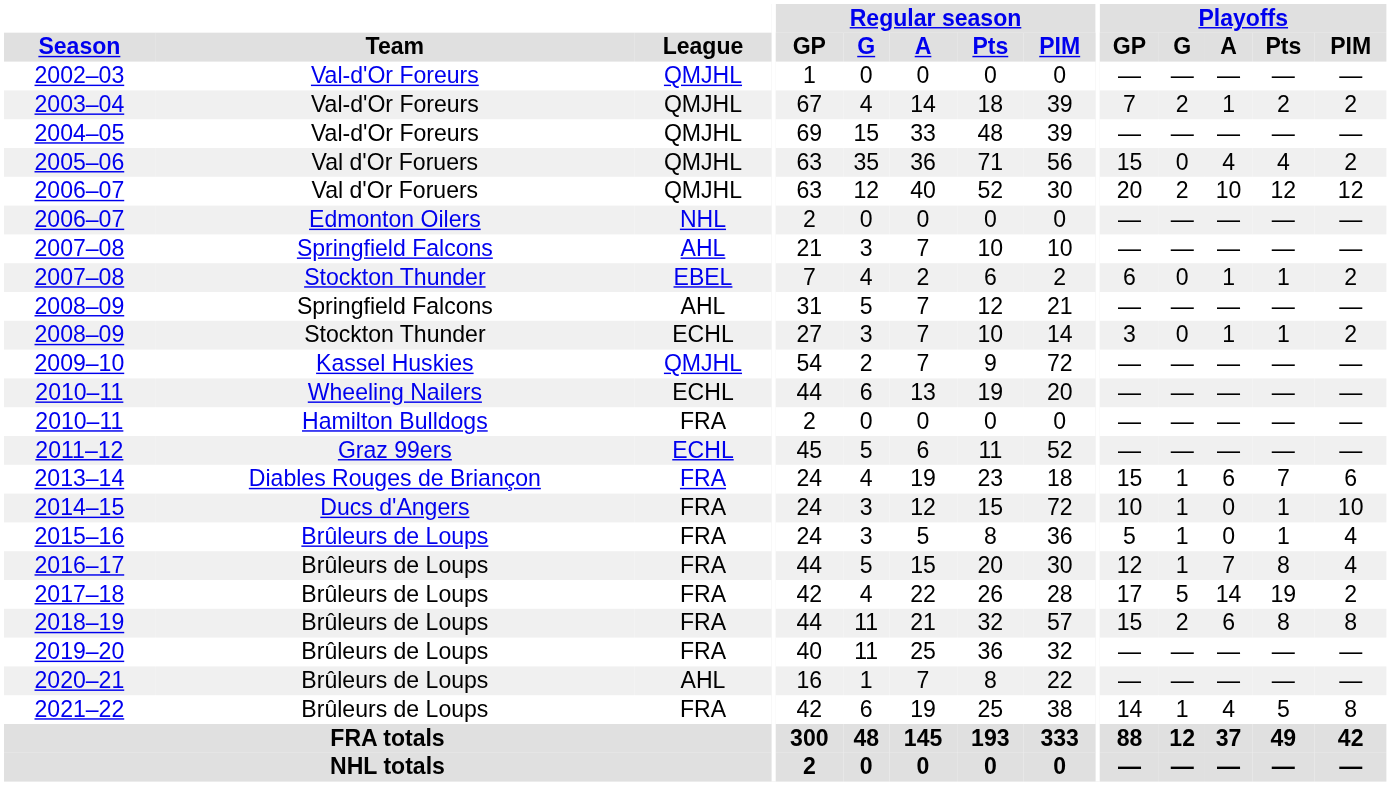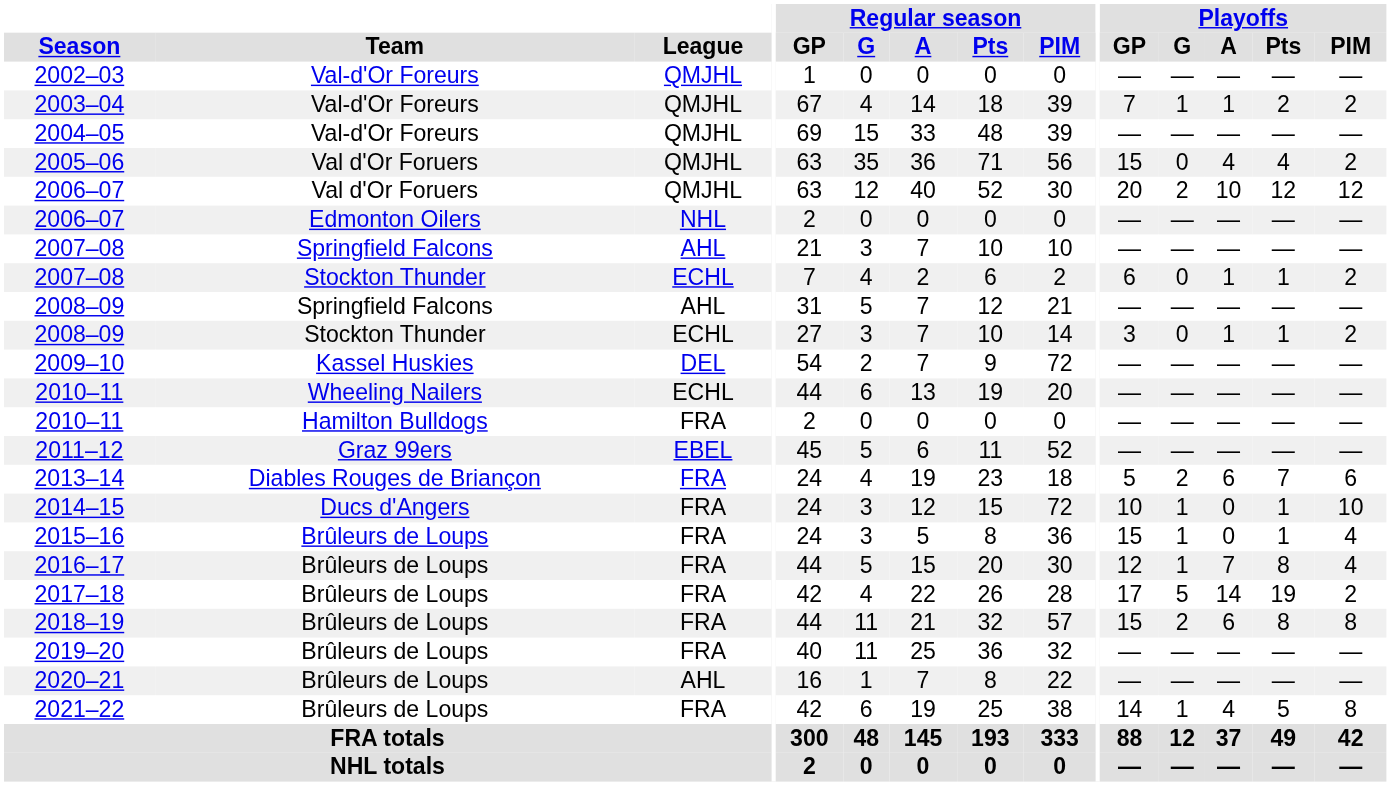(1182, 104) 2 -> (1182, 104) 1
(703, 277) EBEL -> (703, 277) ECHL
(703, 363) QMJHL -> (703, 363) DEL
(703, 450) ECHL -> (703, 450) EBEL
(1130, 478) 15 -> (1130, 478) 5
(1182, 478) 1 -> (1182, 478) 2
(1130, 536) 5 -> (1130, 536) 15
